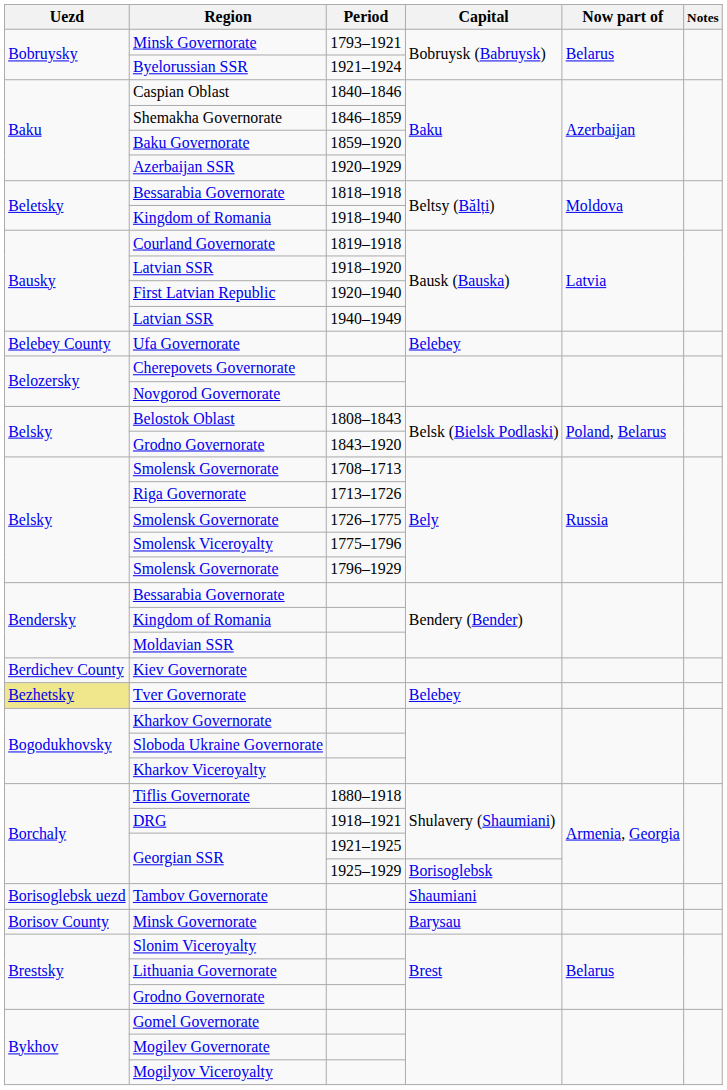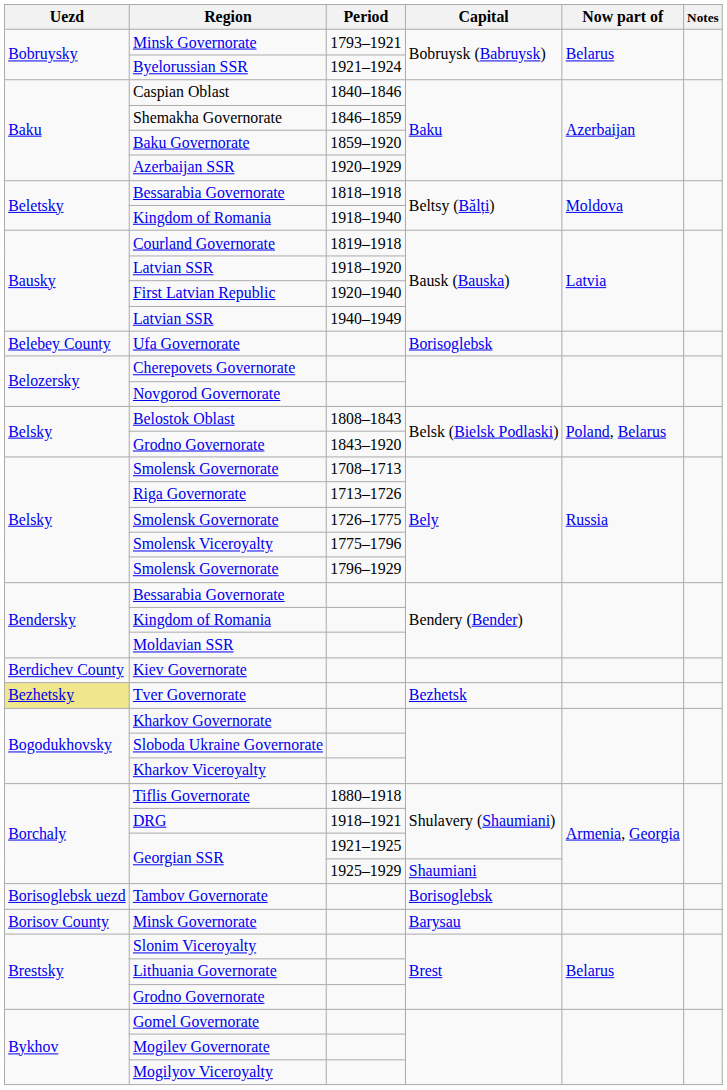(435, 343) Belebey -> (451, 343) Borisoglebsk
(435, 695) Belebey -> (438, 695) Bezhetsk
(451, 871) Borisoglebsk -> (443, 871) Shaumiani
(443, 896) Shaumiani -> (451, 896) Borisoglebsk
